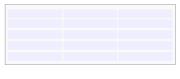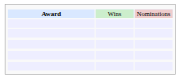+ row: (51, 14)
